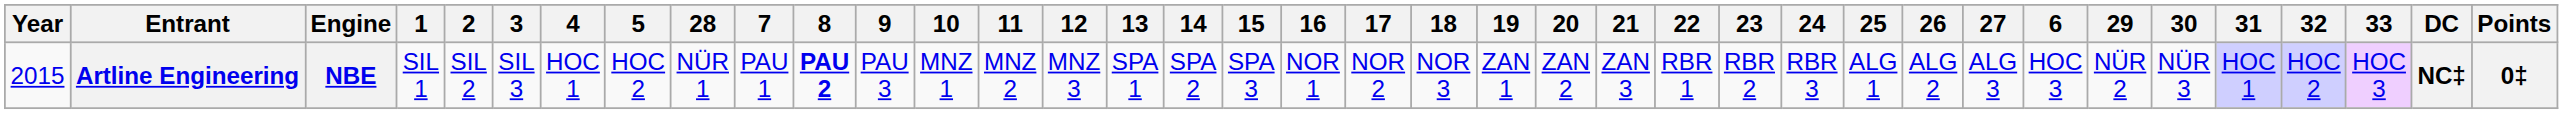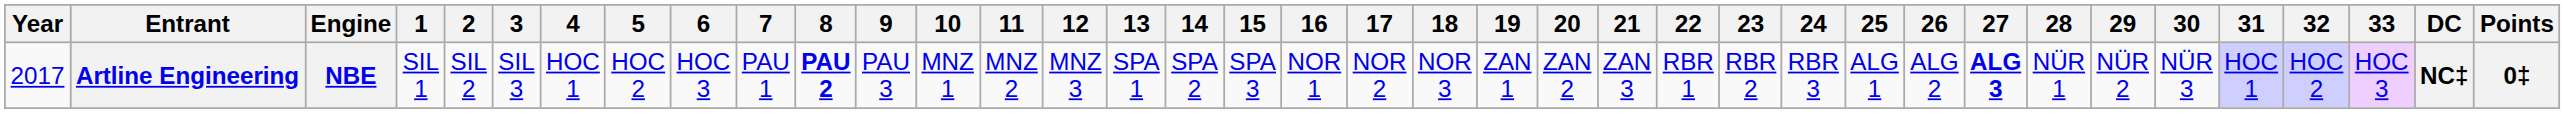columns swapped: (2056, 24) <-> (703, 24)
(38, 75) 2015 -> (38, 75) 2017
(1993, 75) normal -> (1996, 75) bold
